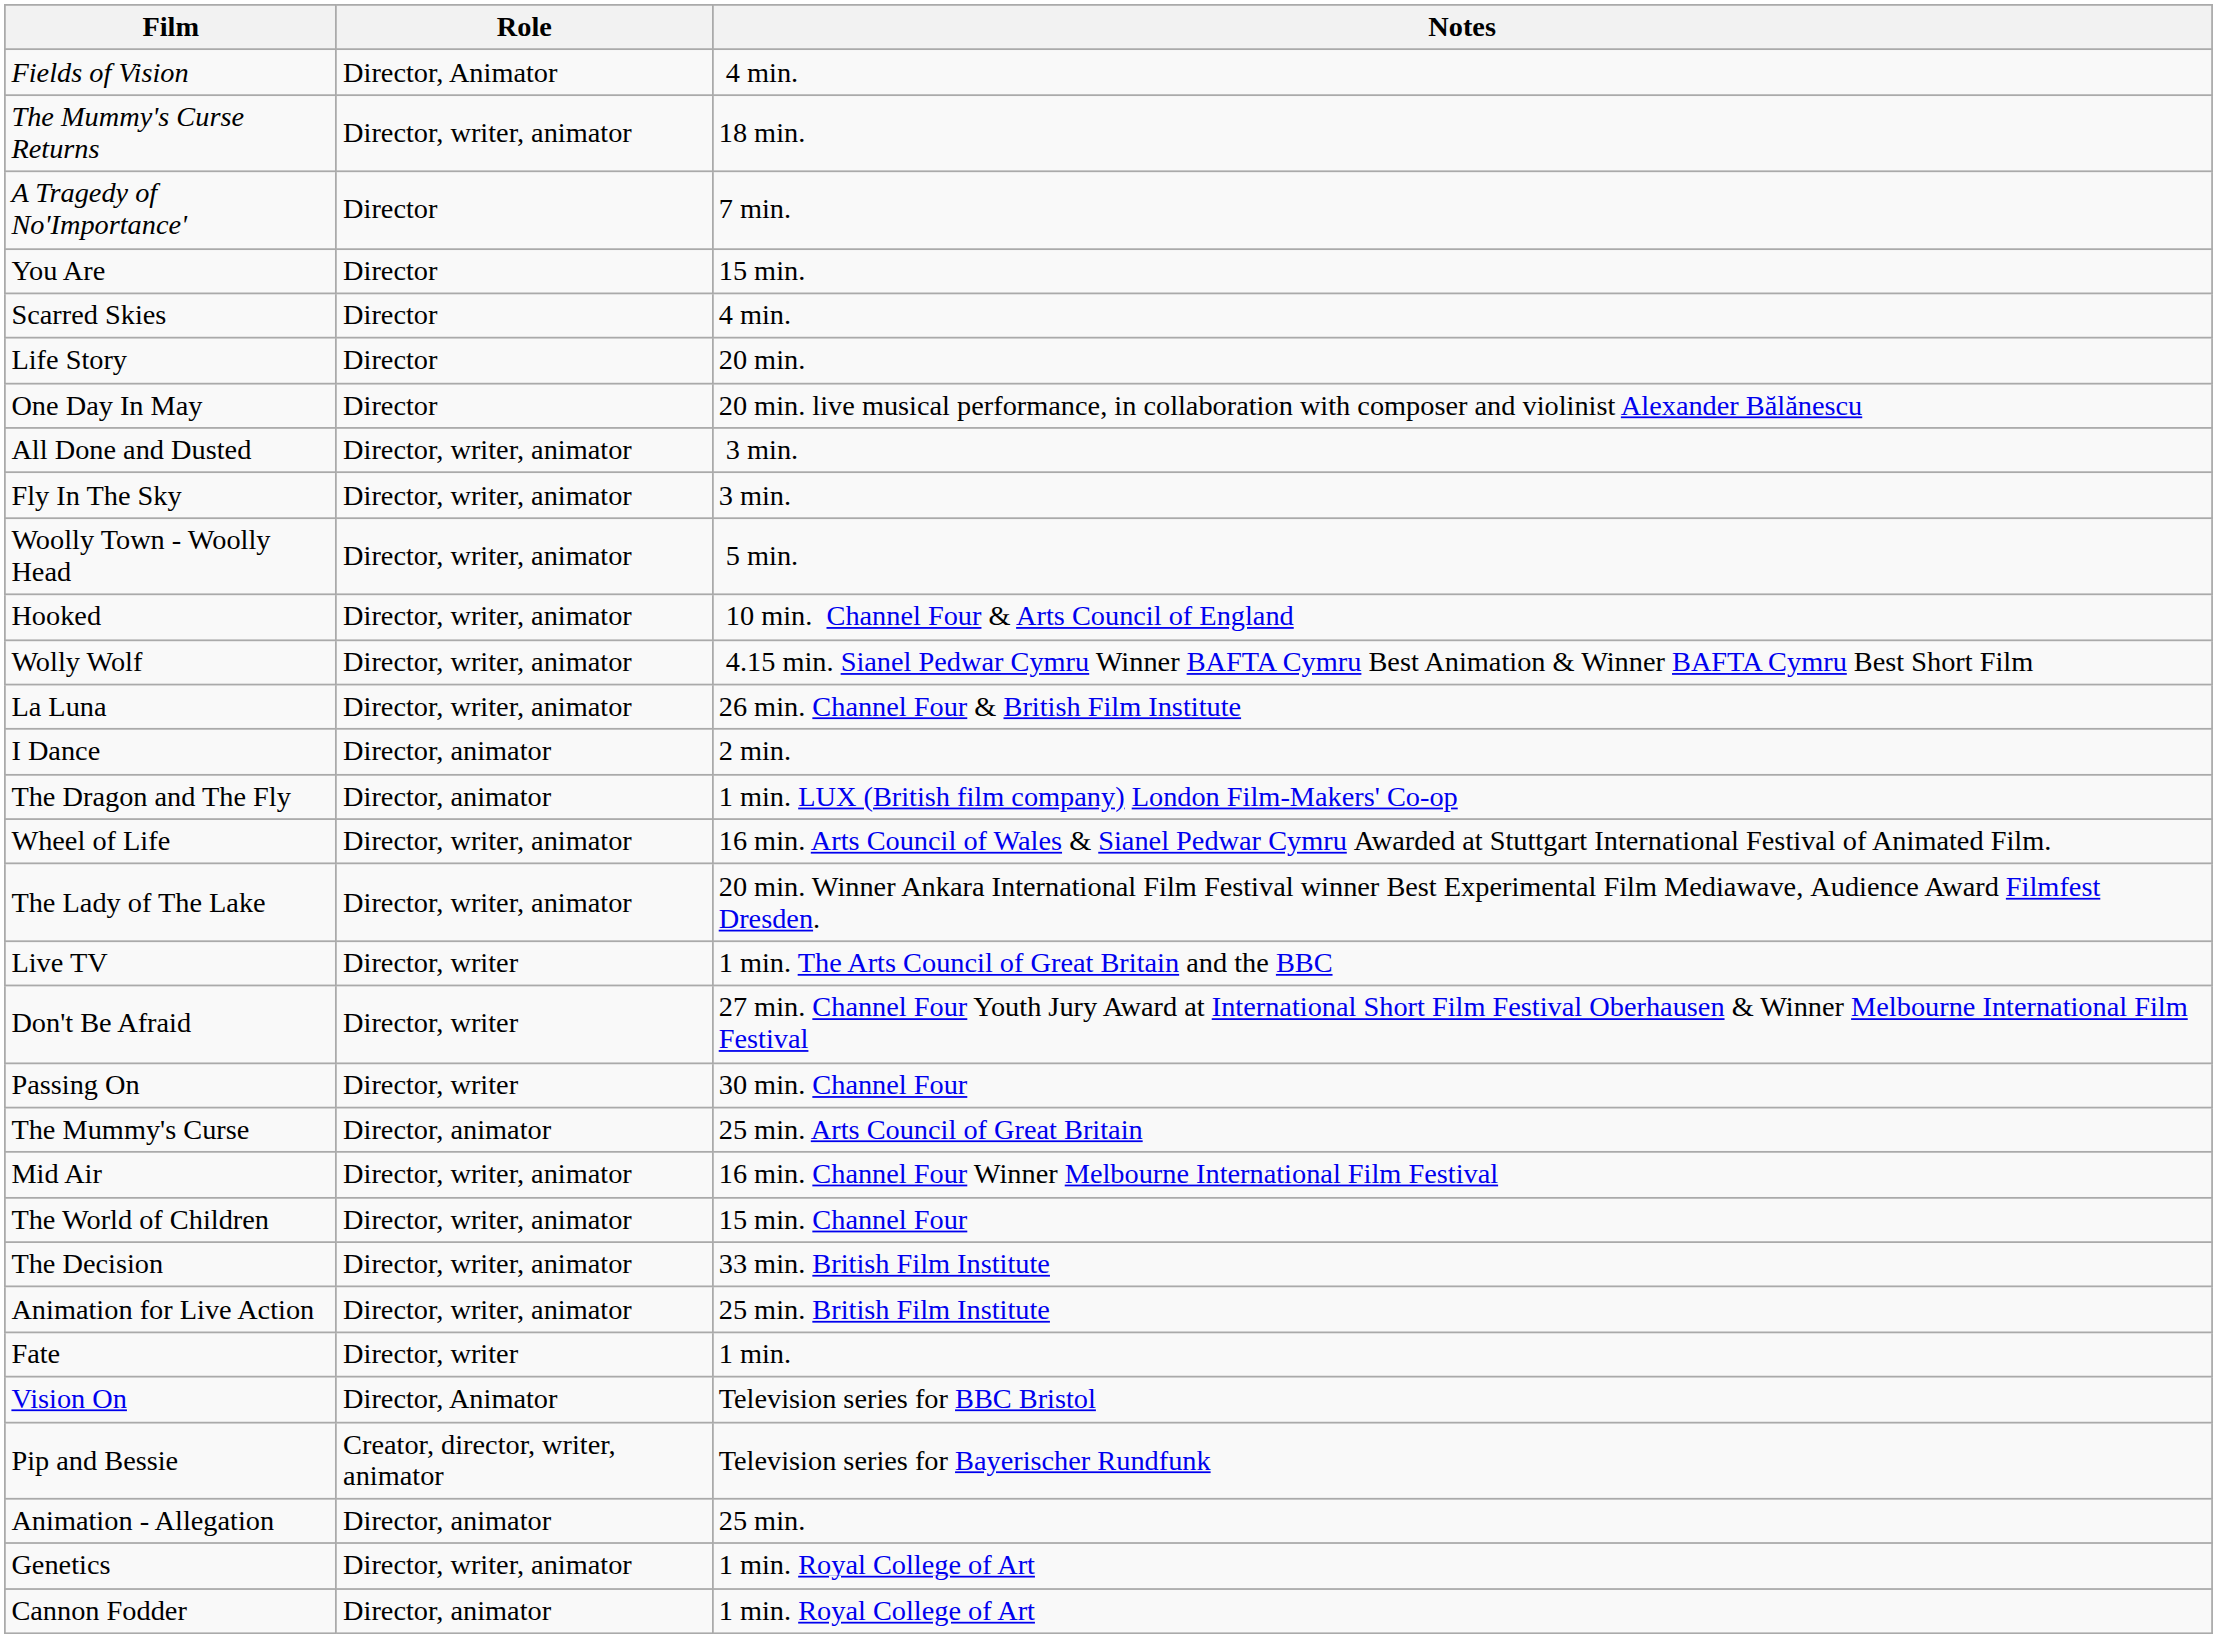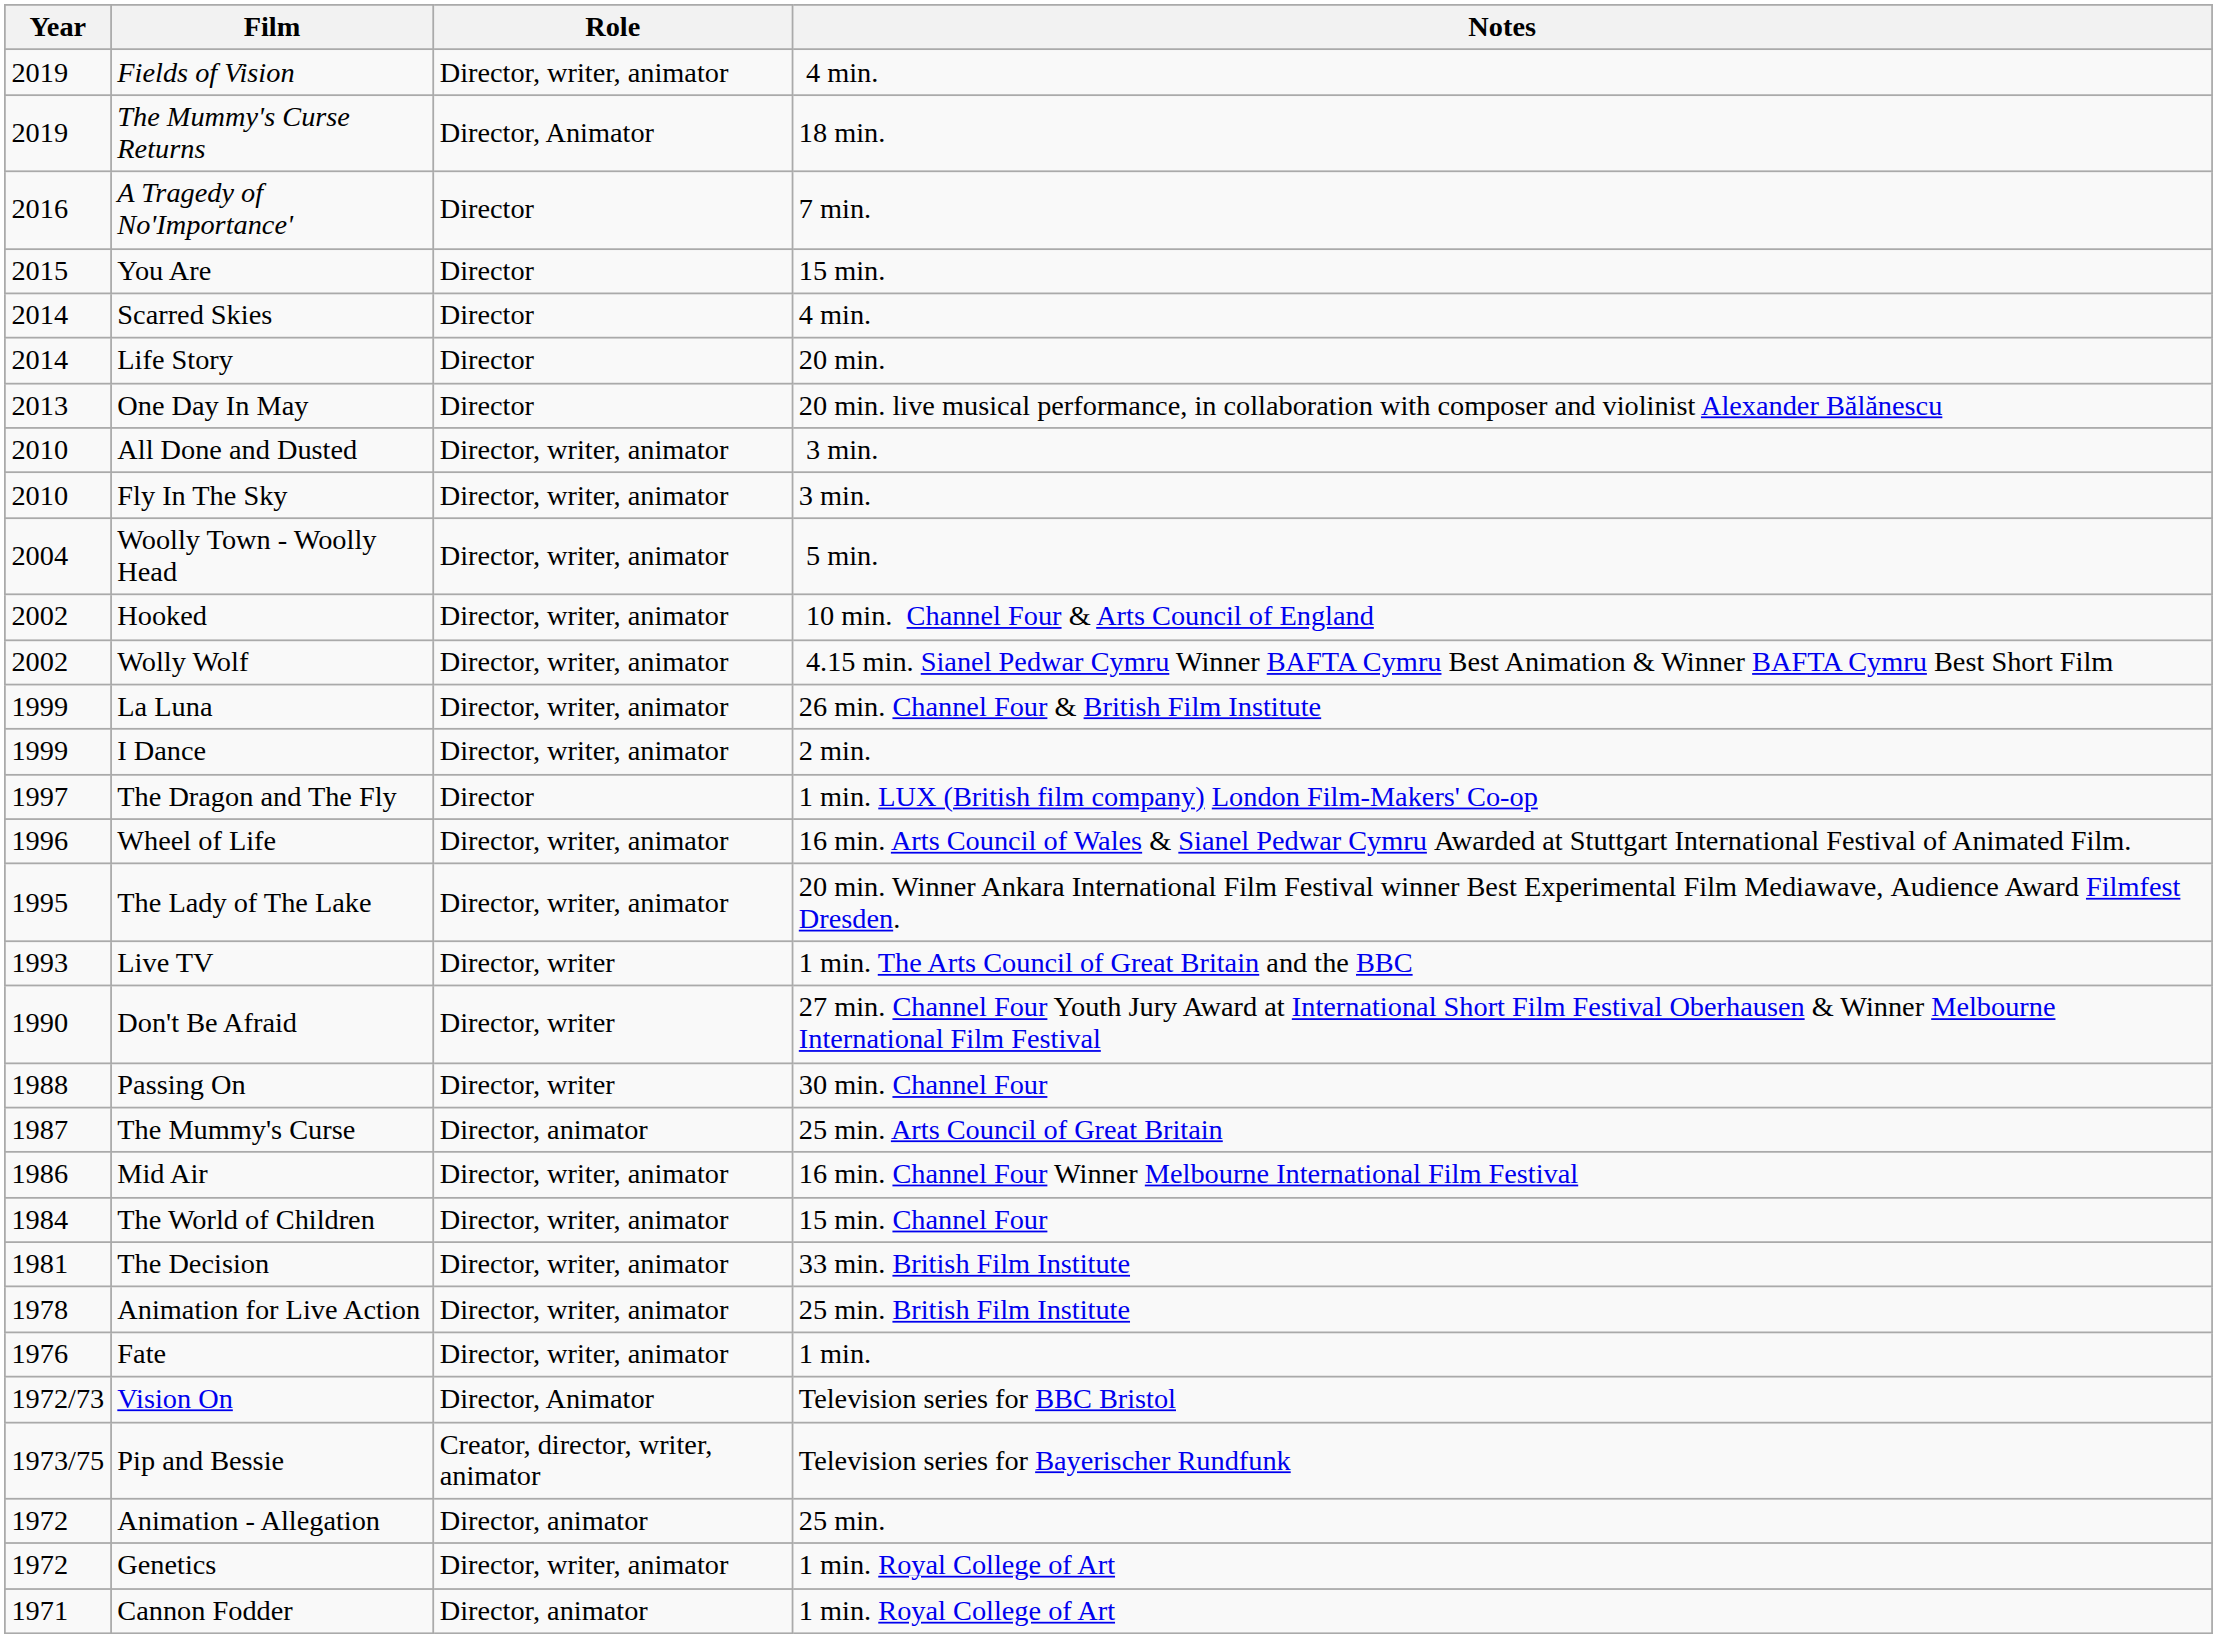+ column: (58, 26)
(450, 71) Director, Animator -> (584, 71) Director, writer, animator
(487, 132) Director, writer, animator -> (547, 132) Director, Animator
(447, 751) Director, animator -> (584, 751) Director, writer, animator
(447, 796) Director, animator -> (487, 796) Director
(431, 1354) Director, writer -> (584, 1354) Director, writer, animator
